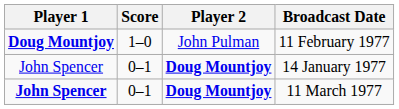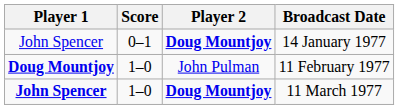rows swapped: (334, 66) <-> (334, 41)
(140, 91) 0–1 -> (140, 91) 1–0
